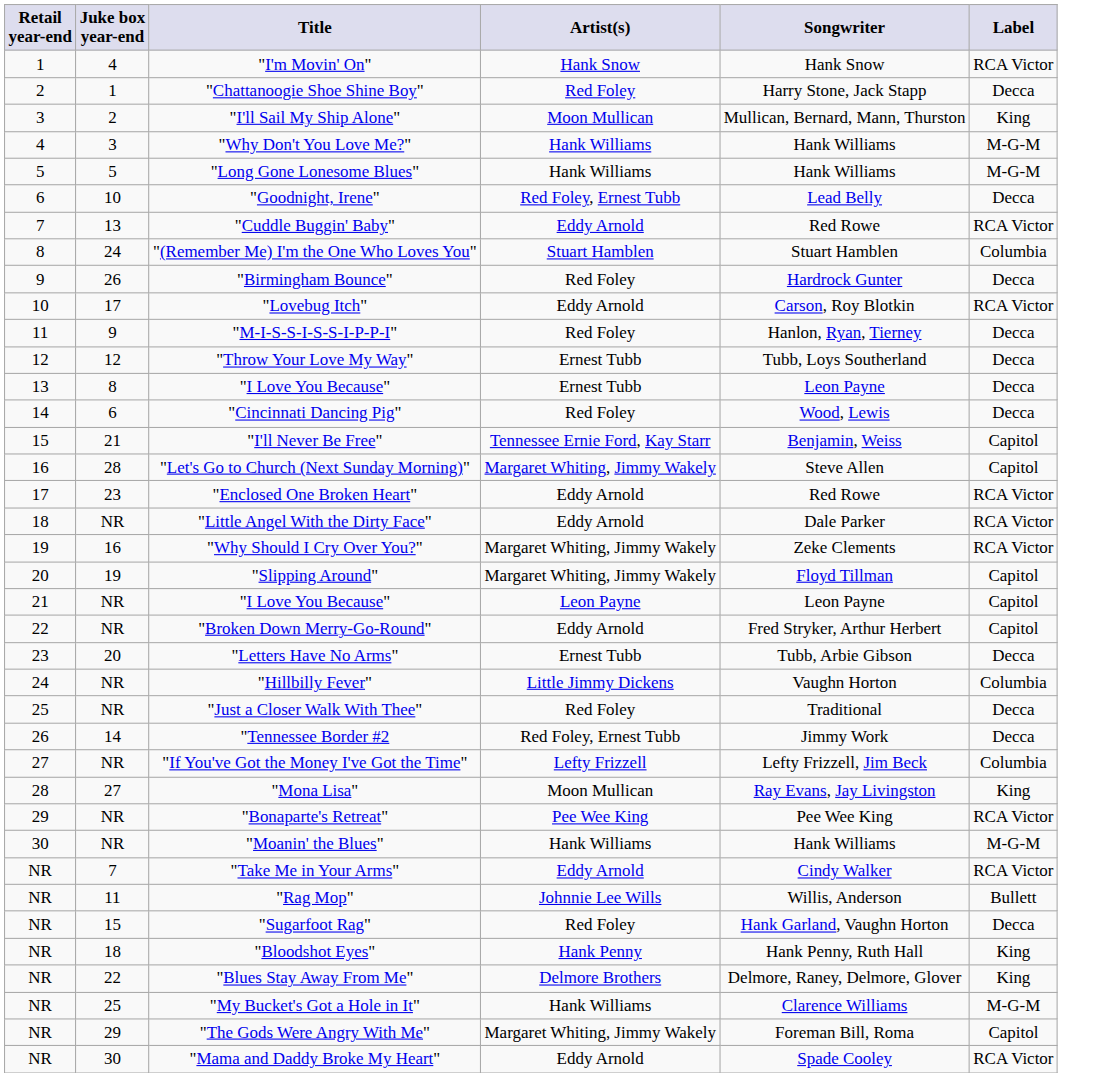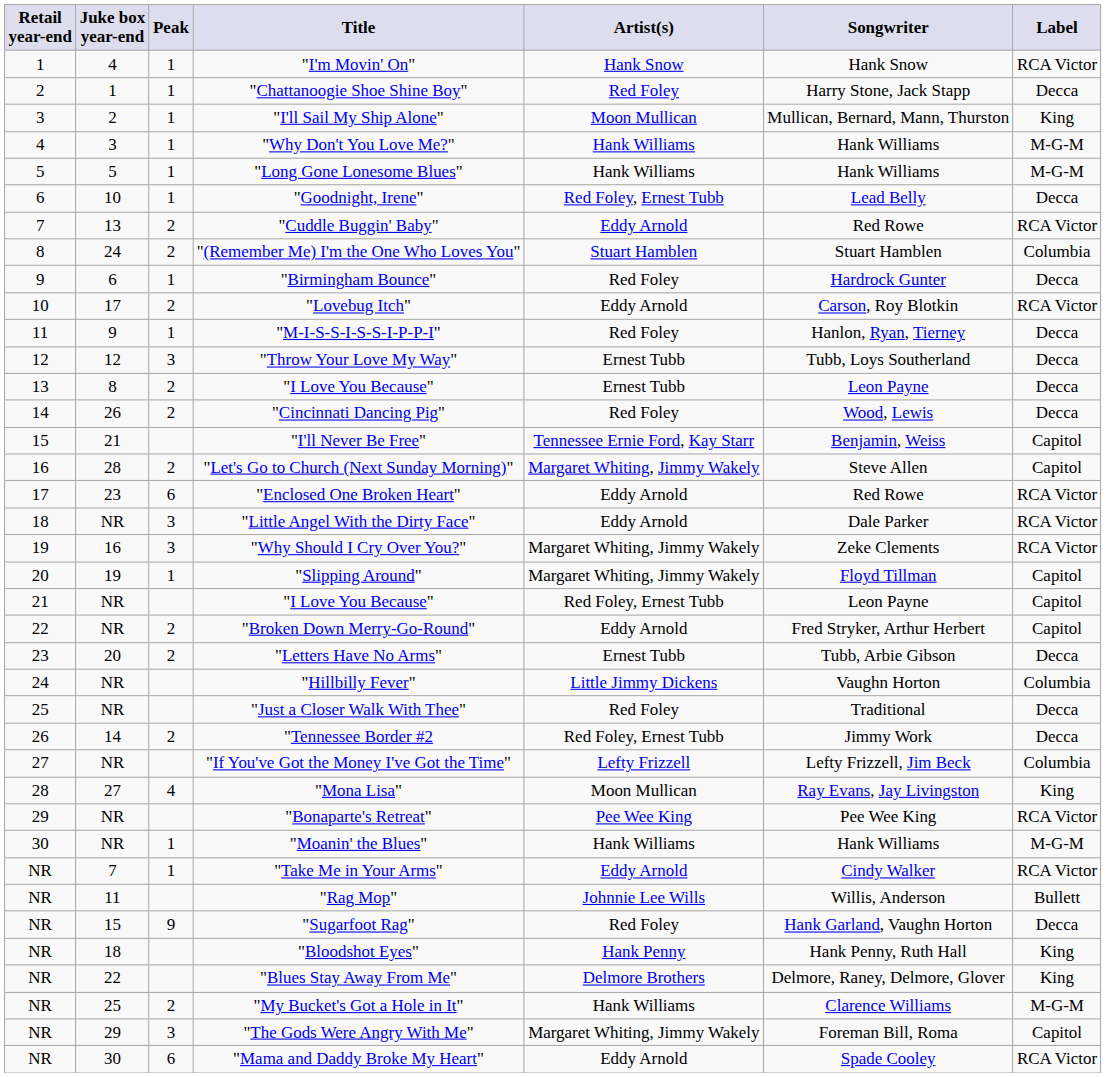+ column: (171, 27)
(112, 279) 26 -> (112, 279) 6
(112, 413) 6 -> (112, 413) 26
(600, 601) Leon Payne -> (644, 601) Red Foley, Ernest Tubb
